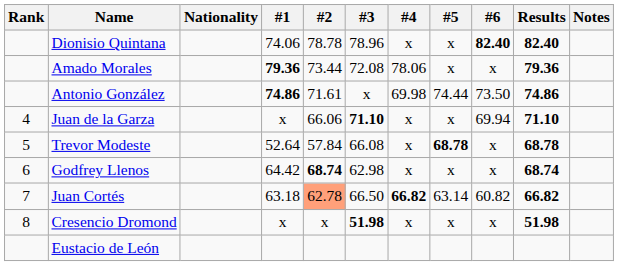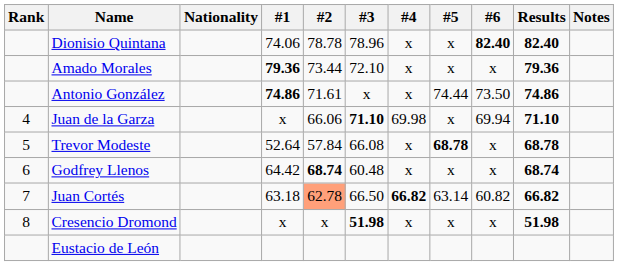(367, 68) 72.08 -> (367, 68) 72.10
(409, 68) 78.06 -> (409, 68) x
(409, 94) 69.98 -> (409, 94) x
(409, 119) x -> (409, 119) 69.98
(367, 170) 62.98 -> (367, 170) 60.48
